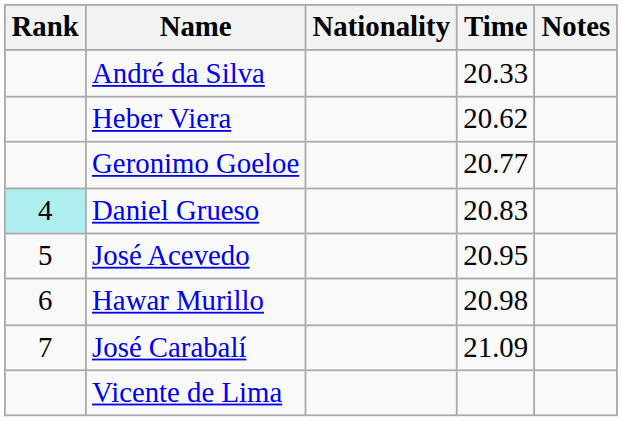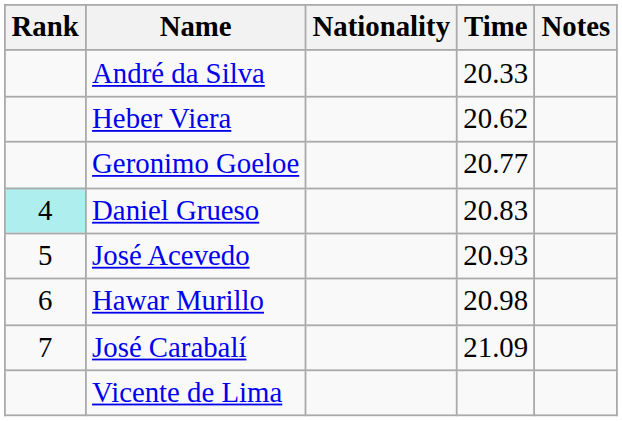(496, 255) 20.95 -> (496, 255) 20.93
